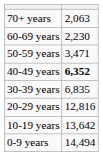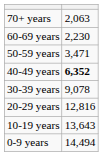(77, 89) 6,835 -> (77, 89) 9,078
(80, 125) 13,642 -> (80, 125) 13,643
